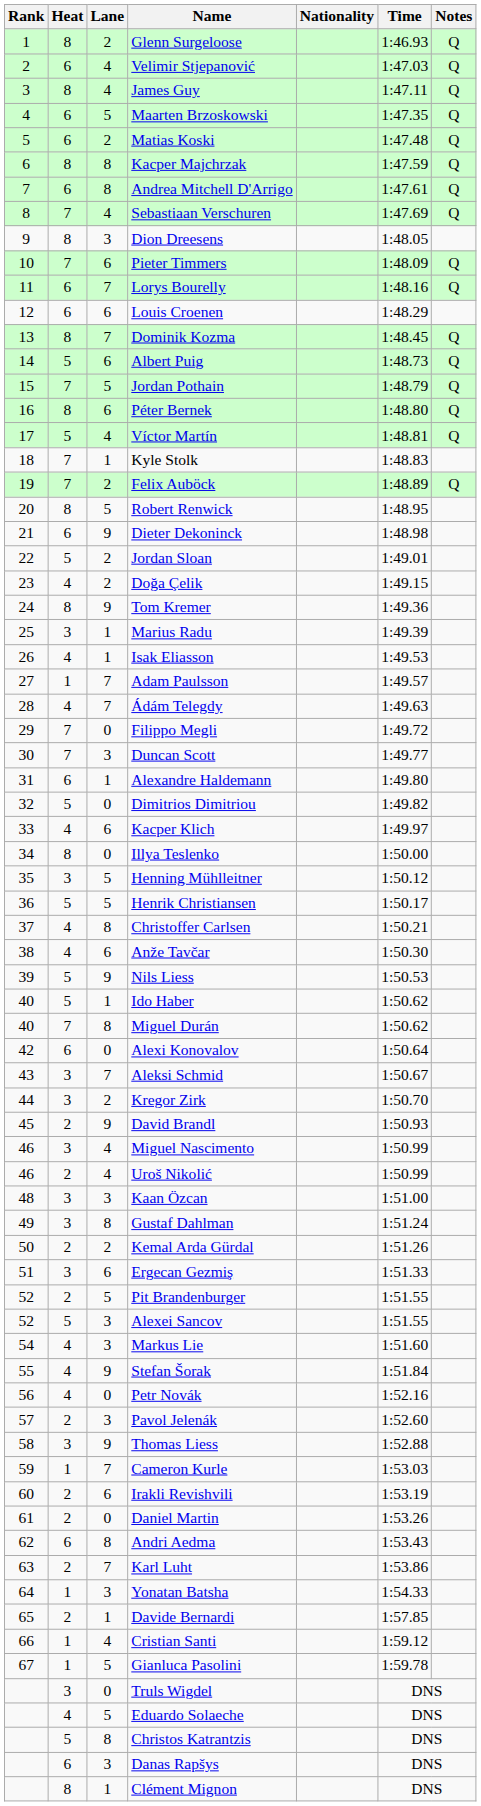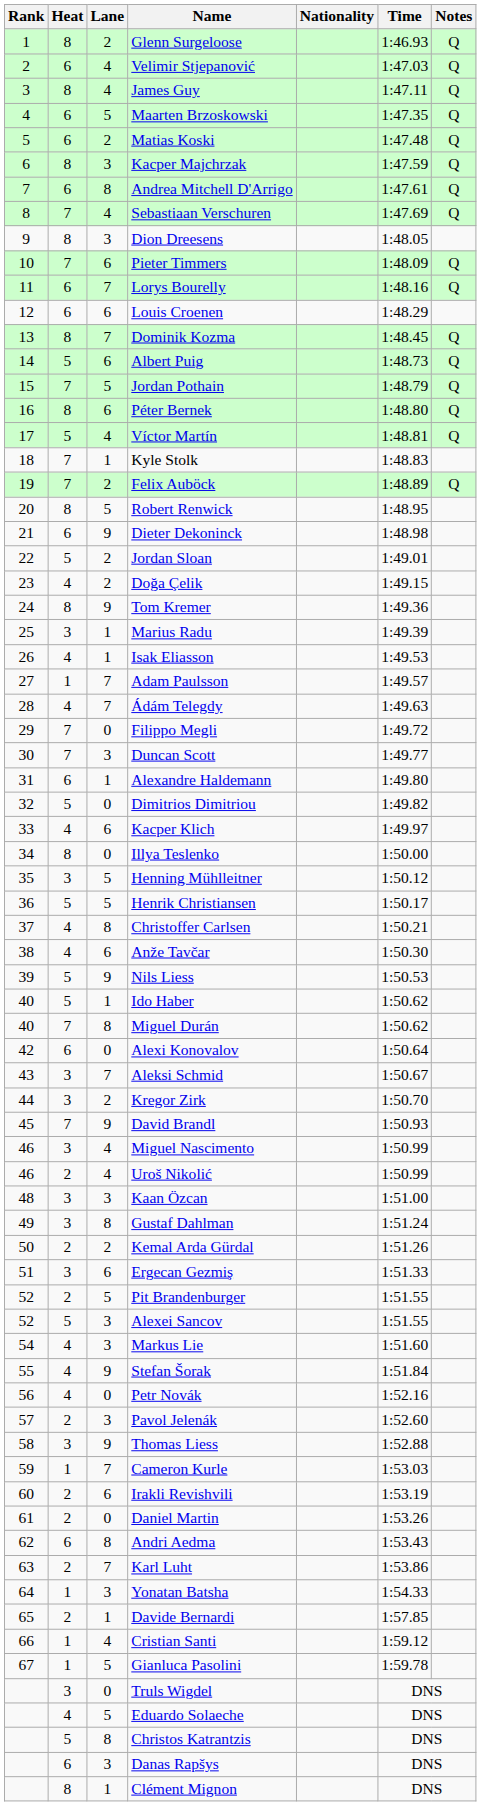(107, 164) 8 -> (107, 164) 3
(67, 1124) 2 -> (67, 1124) 7
